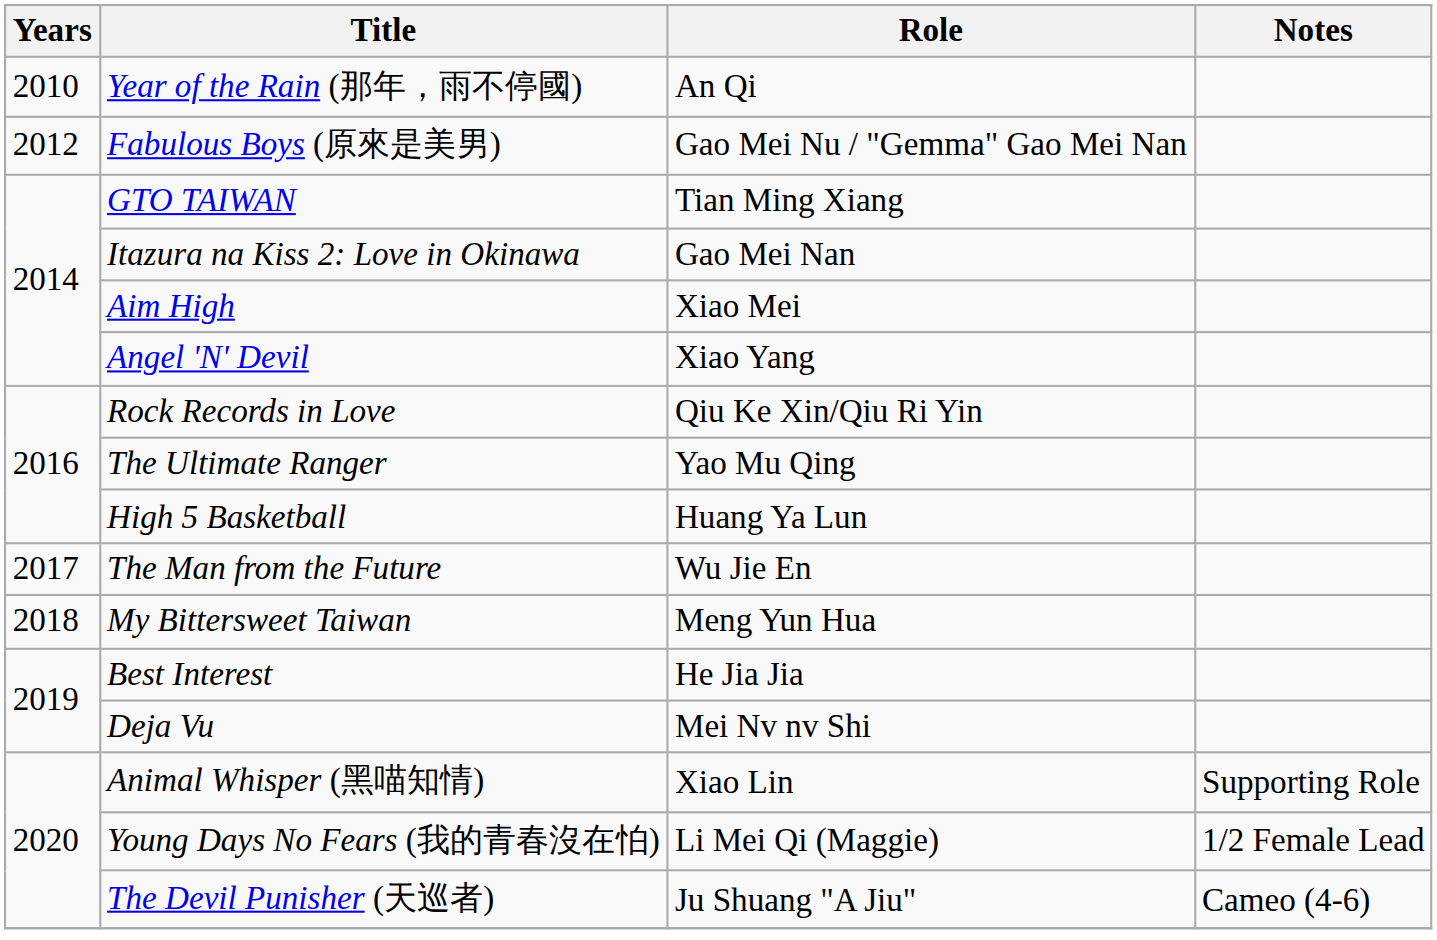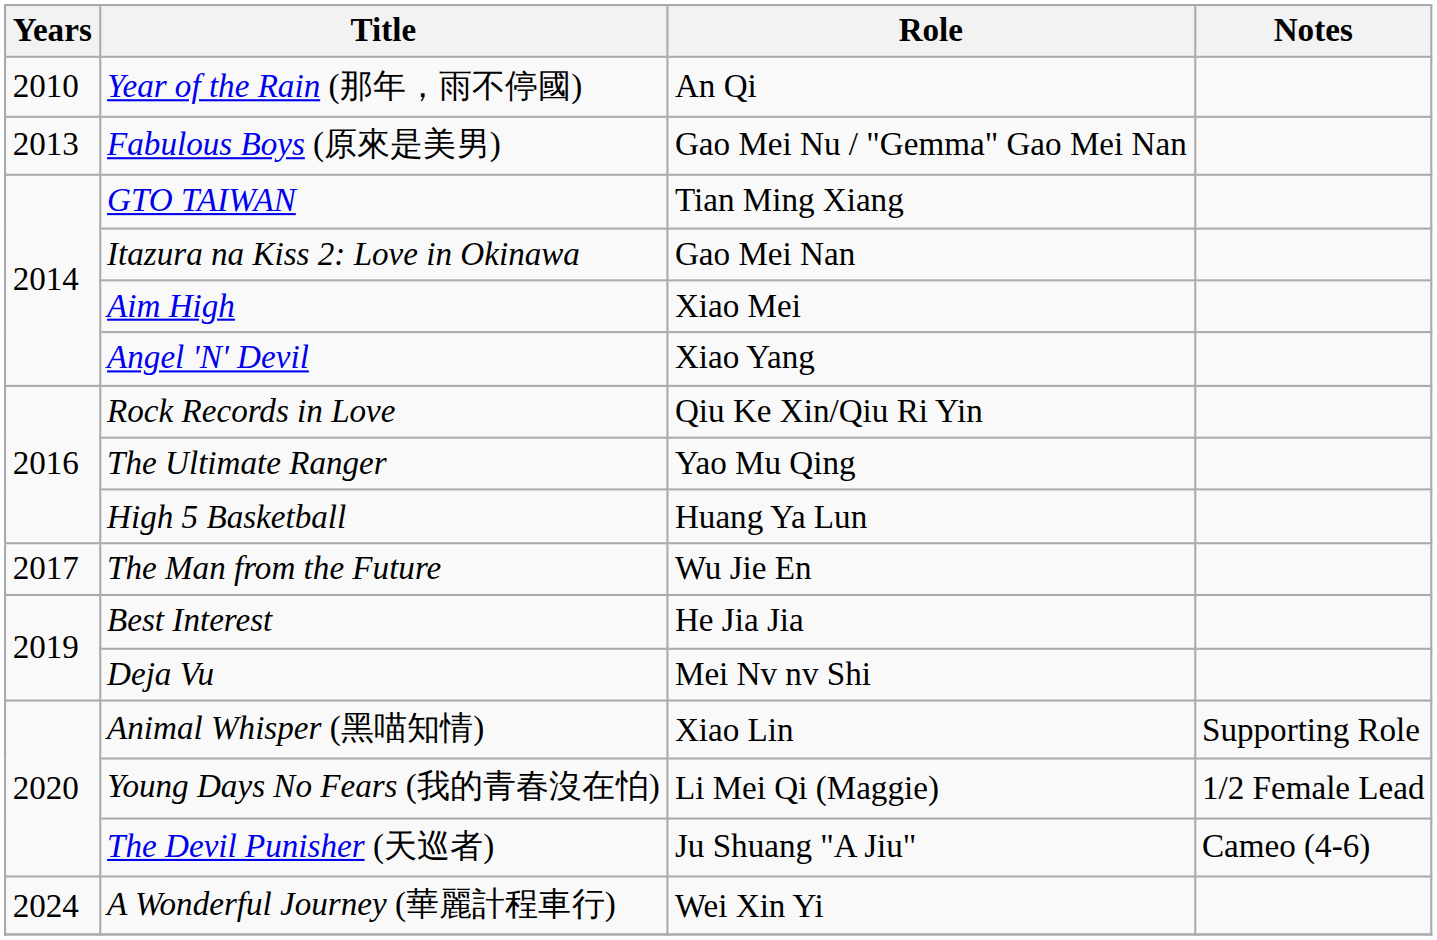(46, 145) 2012 -> (46, 145) 2013
- row: (259, 620)
+ row: (361, 904)
